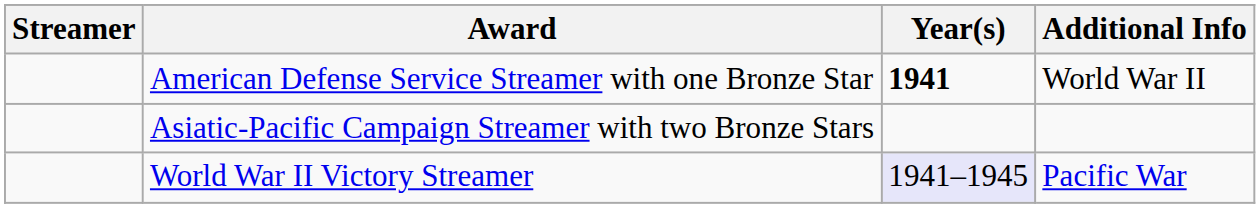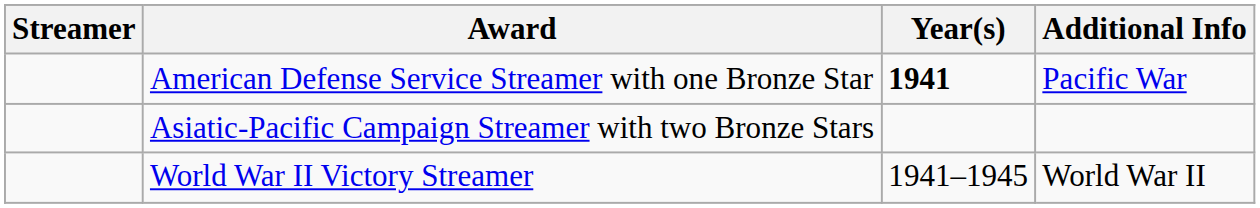(1124, 78) World War II -> (1115, 78) Pacific War
(958, 176) lavender background -> (958, 176) no background
(1115, 176) Pacific War -> (1124, 176) World War II
